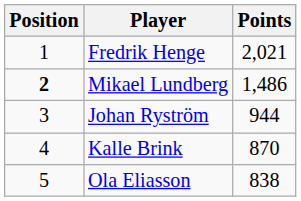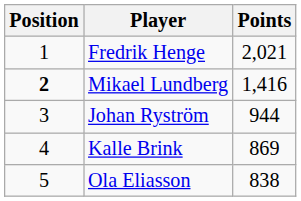(264, 84) 1,486 -> (264, 84) 1,416
(264, 148) 870 -> (264, 148) 869
